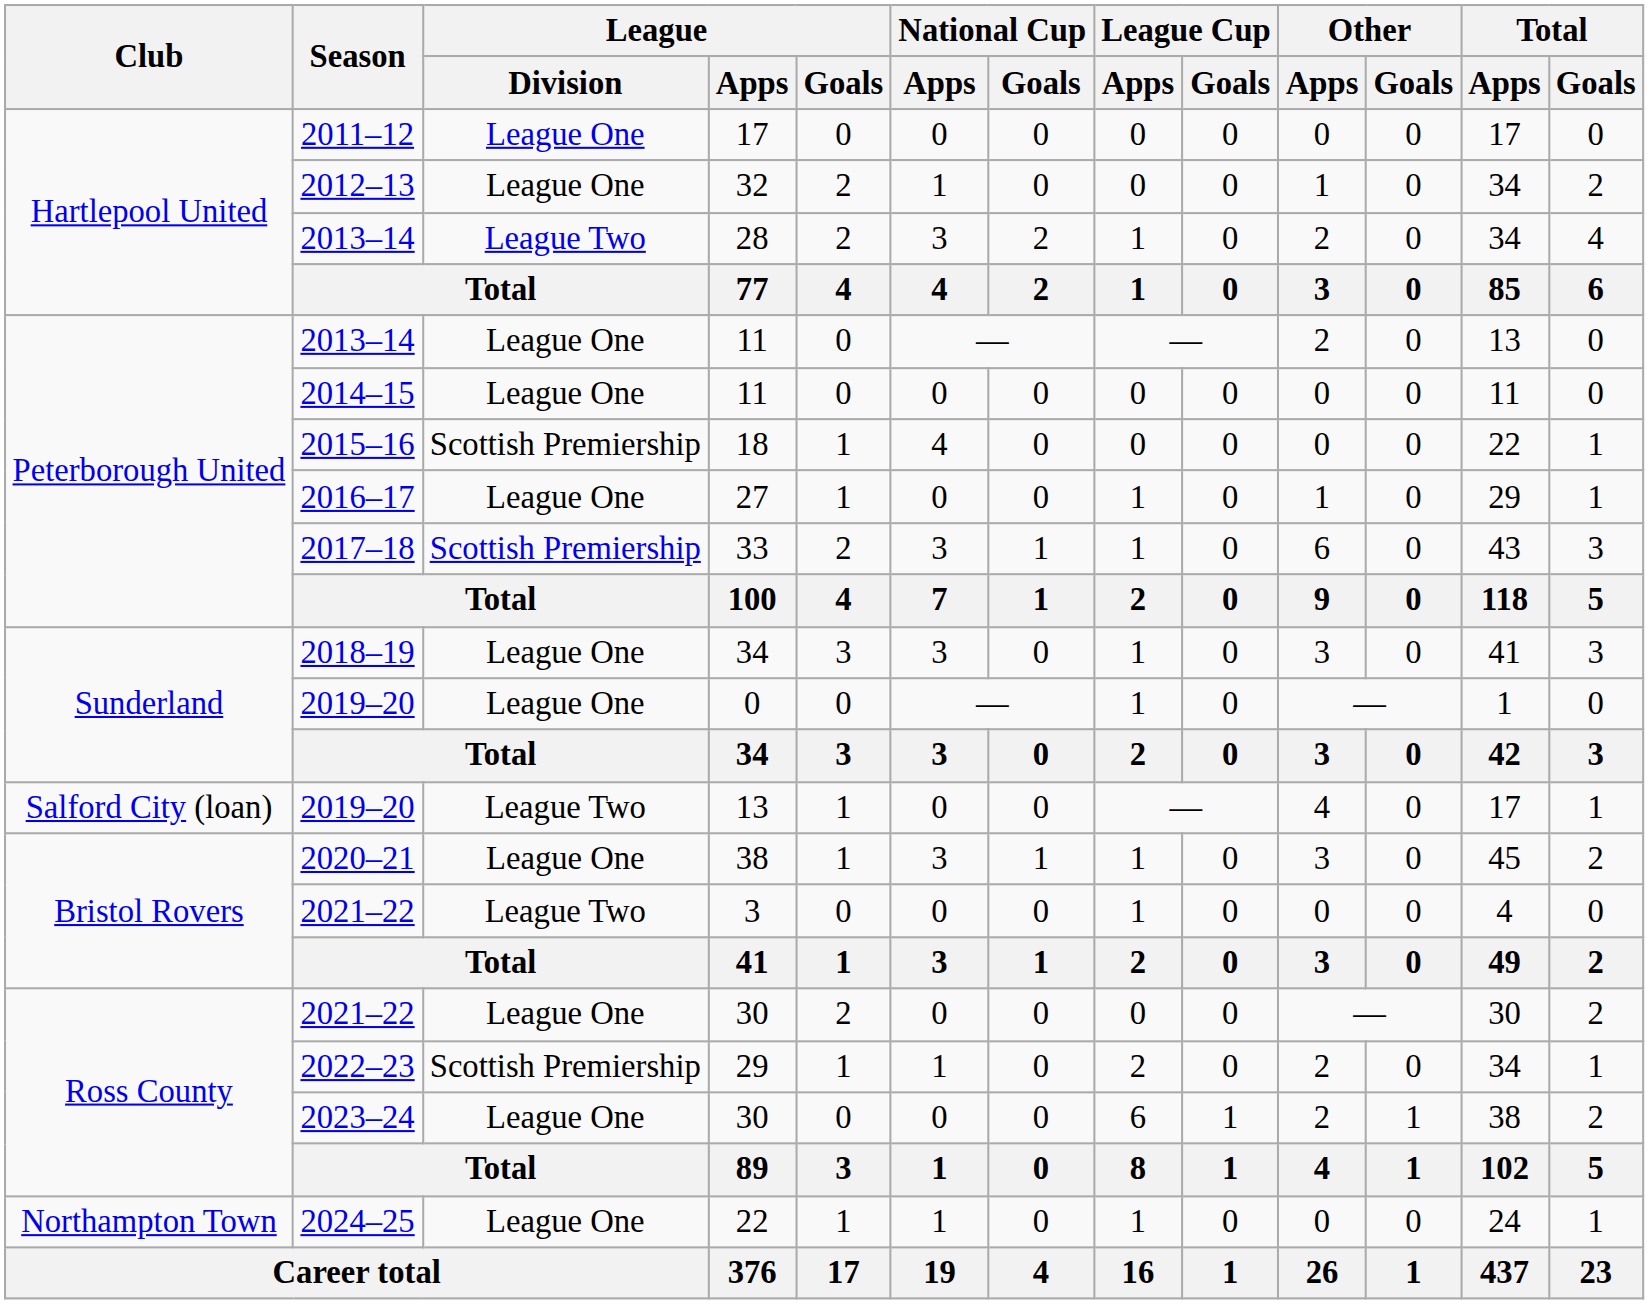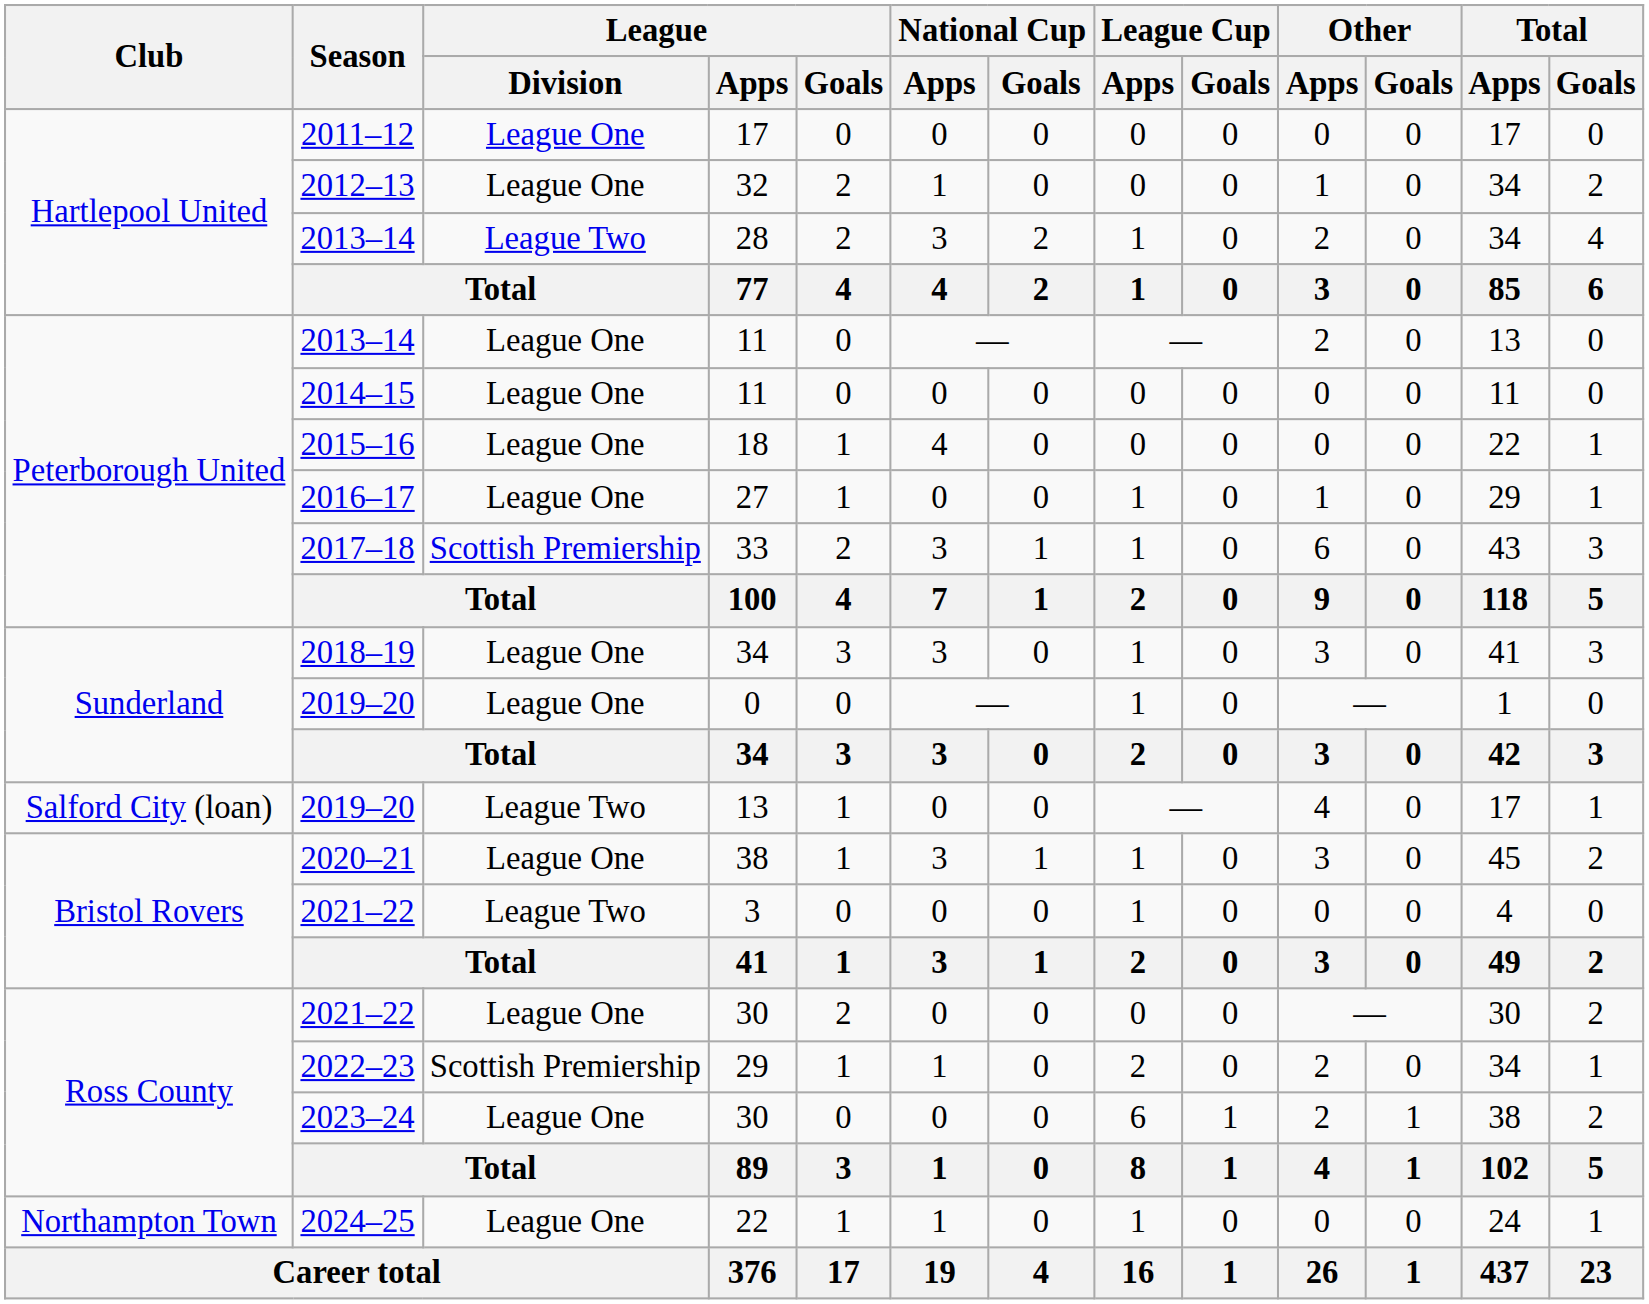(565, 444) Scottish Premiership -> (565, 444) League One
